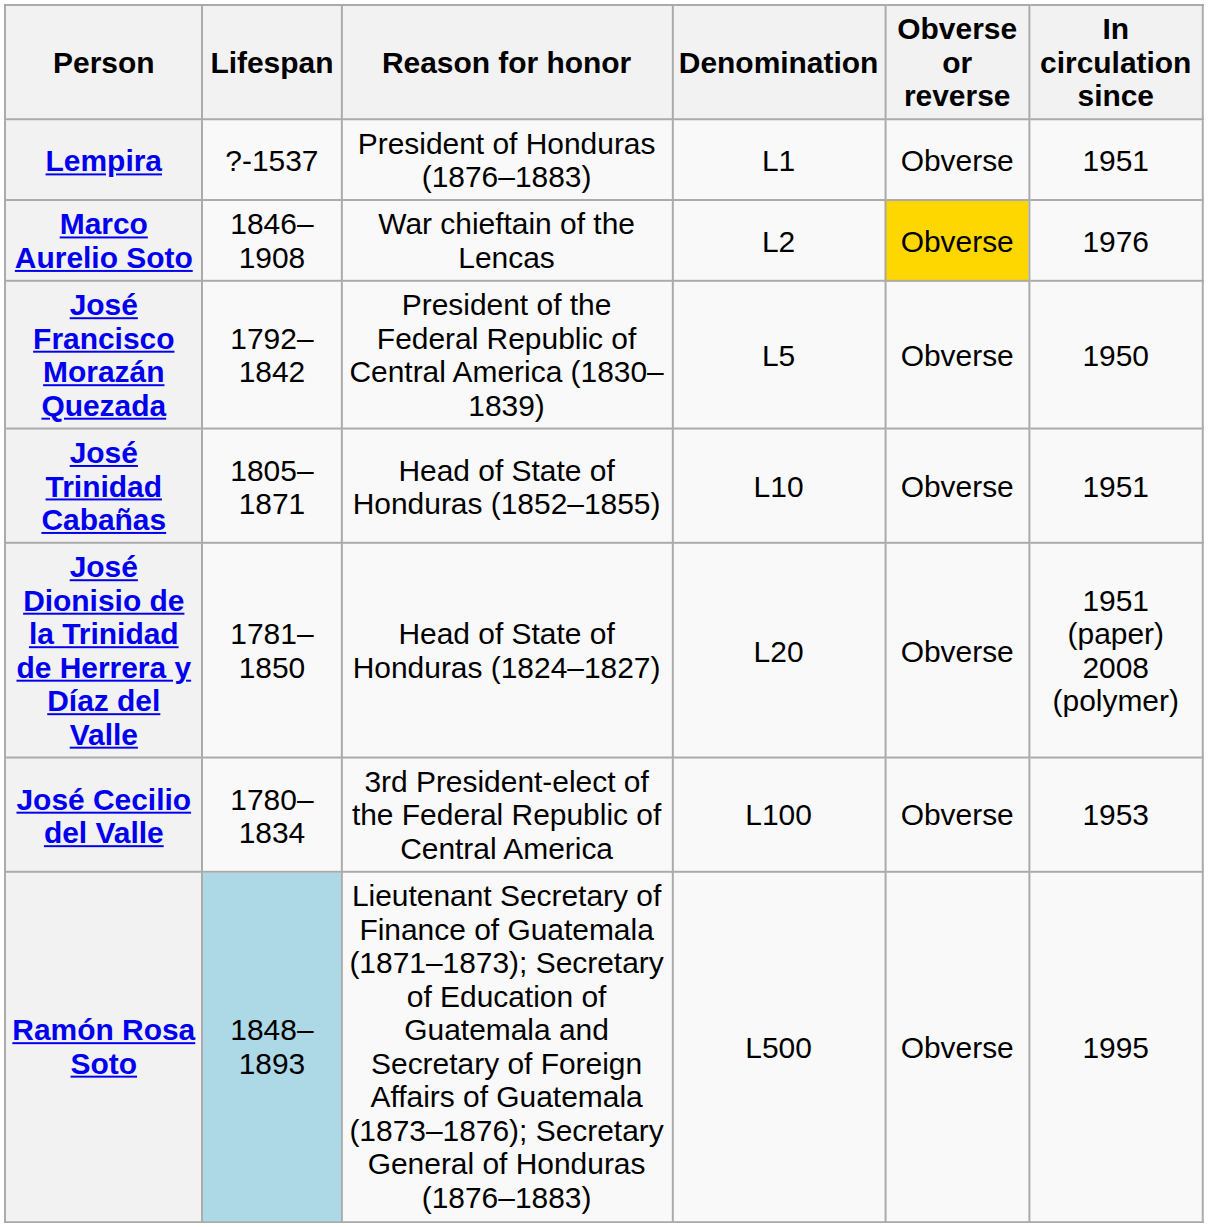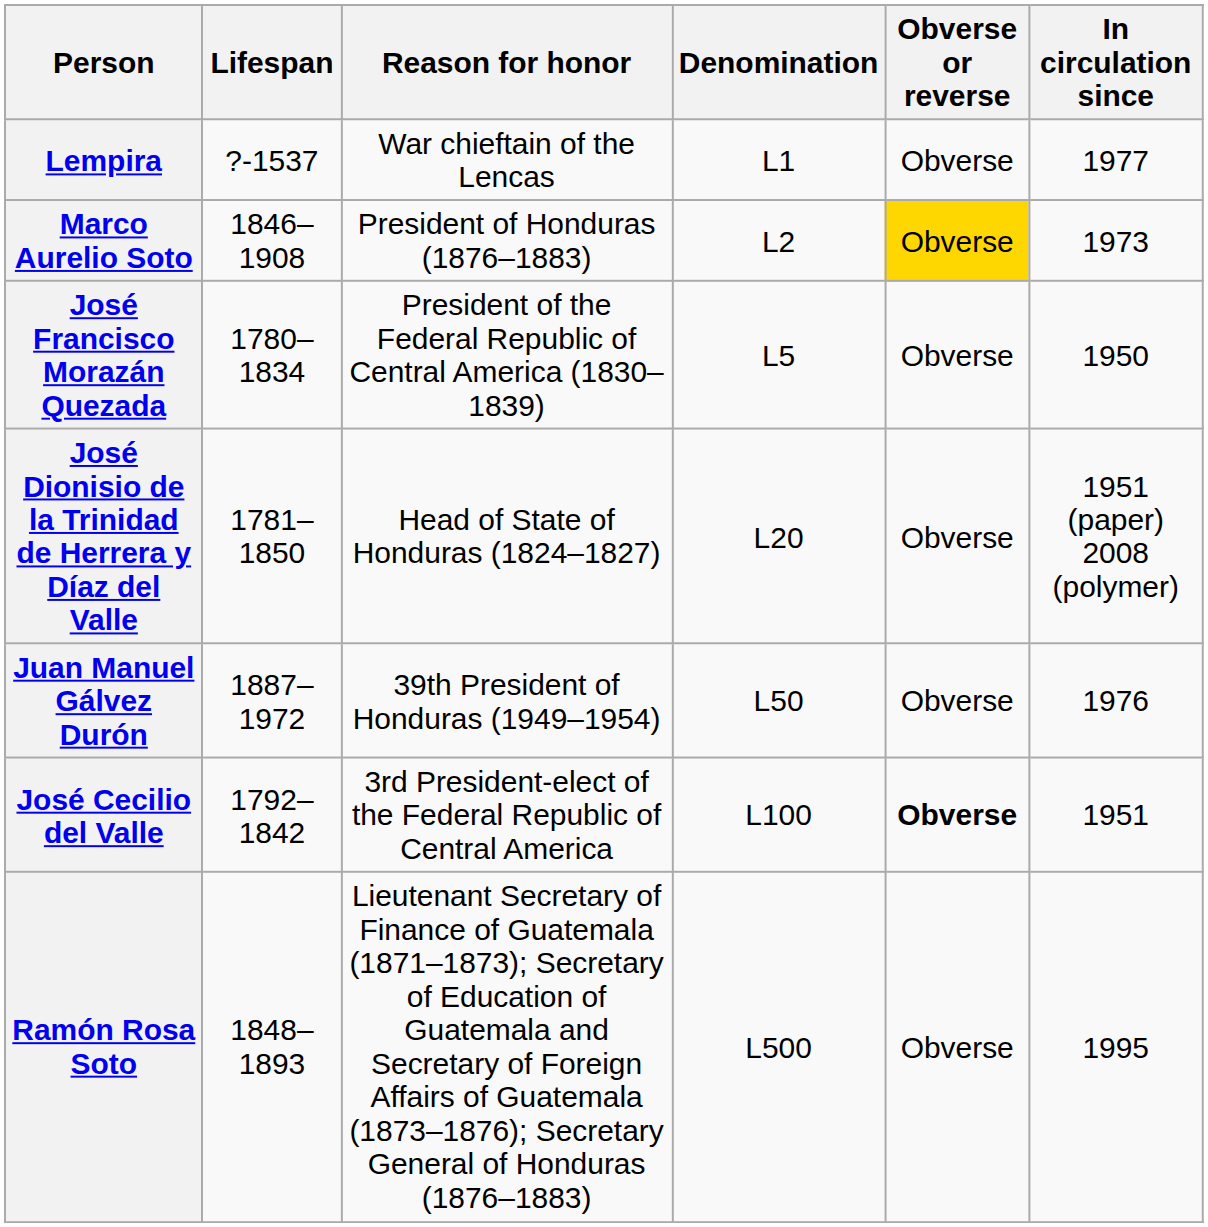(507, 160) President of Honduras (1876–1883) -> (507, 160) War chieftain of the Lencas
(1116, 160) 1951 -> (1116, 160) 1977
(507, 241) War chieftain of the Lencas -> (507, 241) President of Honduras (1876–1883)
(1116, 241) 1976 -> (1116, 241) 1973
(272, 355) 1792–1842 -> (272, 355) 1780–1834
- row: (104, 486)
+ row: (104, 701)
(272, 816) 1780–1834 -> (272, 816) 1792–1842
(957, 816) normal -> (957, 816) bold
(1116, 816) 1953 -> (1116, 816) 1951
(272, 1047) lightblue background -> (272, 1047) no background
